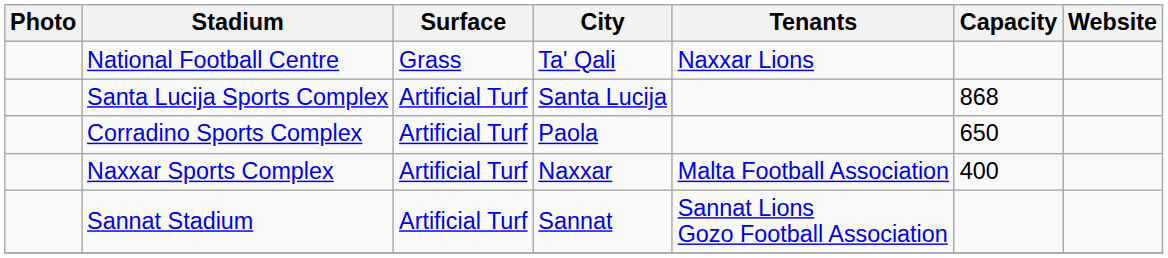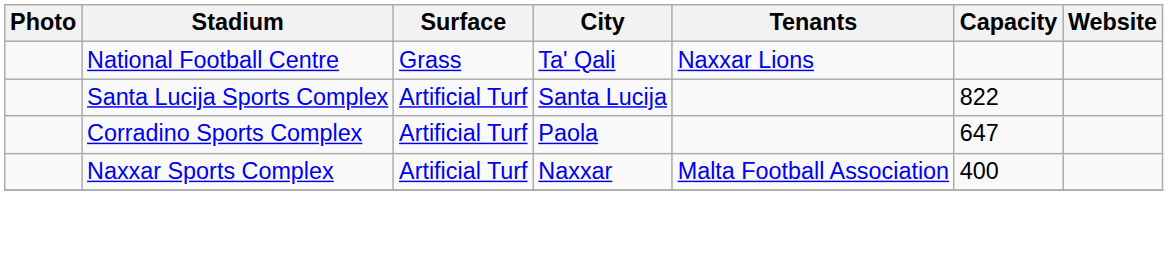(979, 97) 868 -> (979, 97) 822
(979, 134) 650 -> (979, 134) 647
- row: (170, 221)
